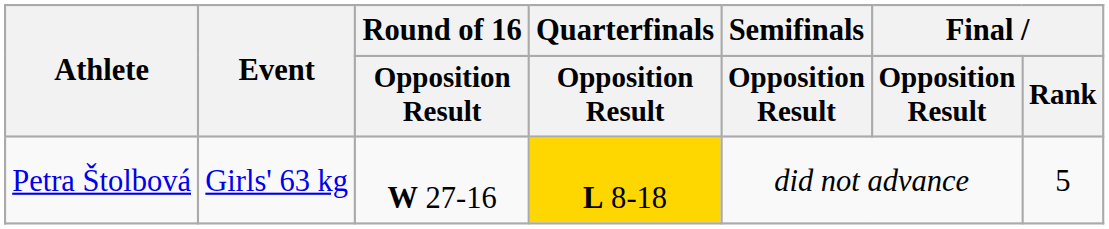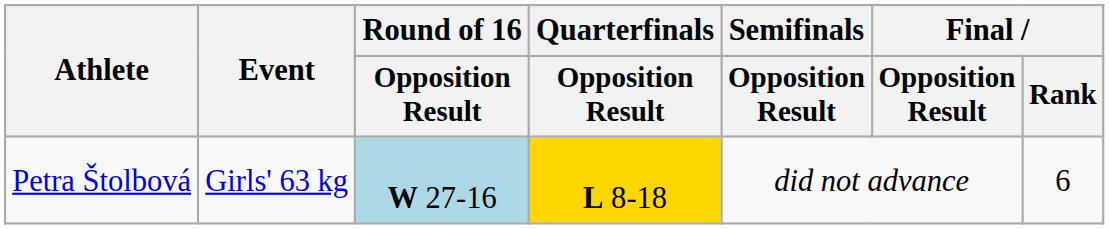(442, 198) no background -> (442, 198) lightblue background
(1063, 179) 5 -> (1063, 179) 6
